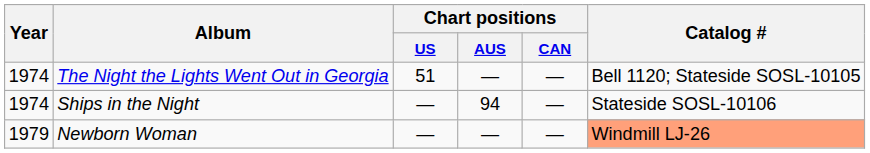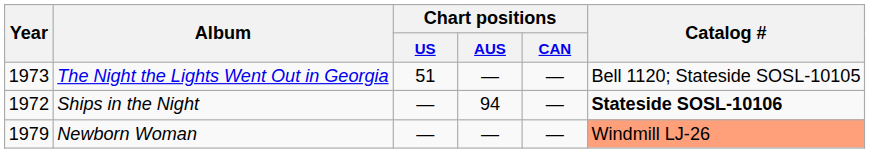(29, 76) 1974 -> (29, 76) 1973
(29, 104) 1974 -> (29, 104) 1972
(684, 104) normal -> (687, 104) bold
